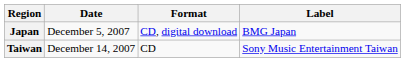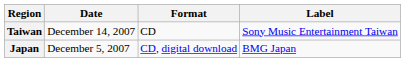rows swapped: (24, 31) <-> (24, 48)
